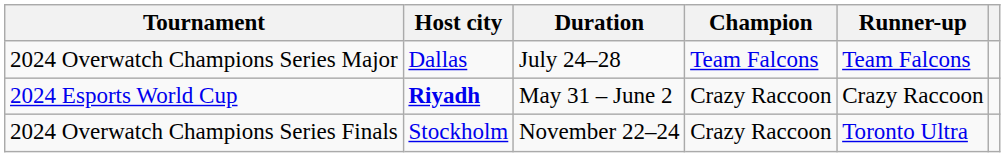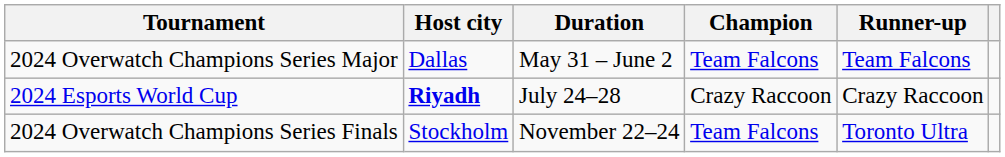(570, 59) July 24–28 -> (596, 59) May 31 – June 2
(596, 95) May 31 – June 2 -> (570, 95) July 24–28
(761, 132) Crazy Raccoon -> (754, 132) Team Falcons
